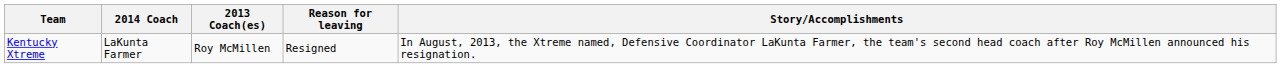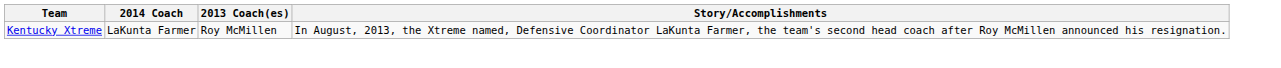- column: (340, 19)
